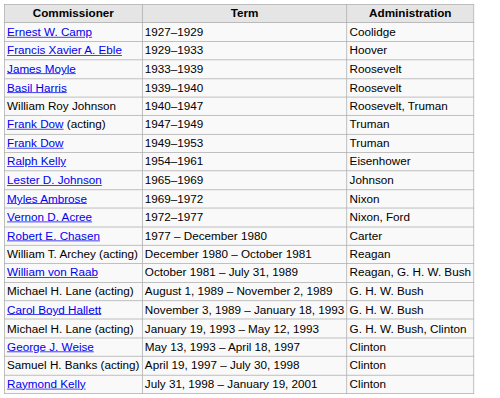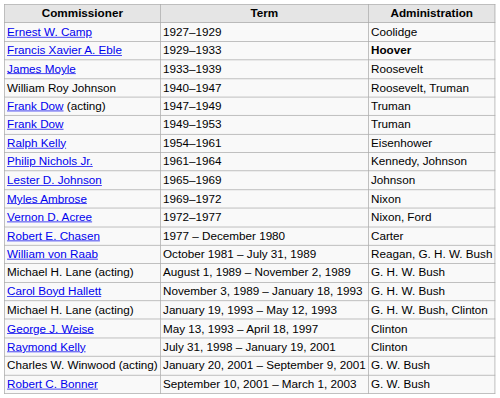(368, 50) normal -> (391, 50) bold
- row: (37, 87)
+ row: (50, 161)
- row: (73, 254)
- row: (73, 365)
+ row: (82, 365)
+ row: (53, 384)
